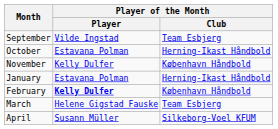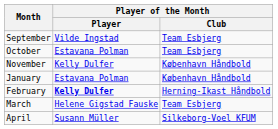(216, 51) Herning-Ikast Håndbold -> (192, 51) Team Esbjerg
(216, 78) Herning-Ikast Håndbold -> (206, 78) København Håndbold
(206, 91) København Håndbold -> (216, 91) Herning-Ikast Håndbold
